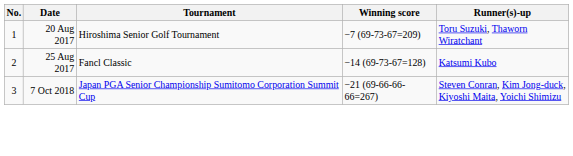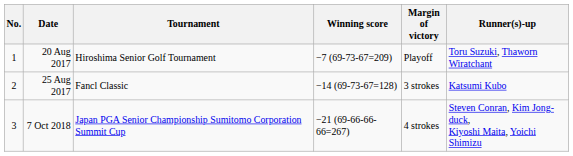+ column: (424, 24)
